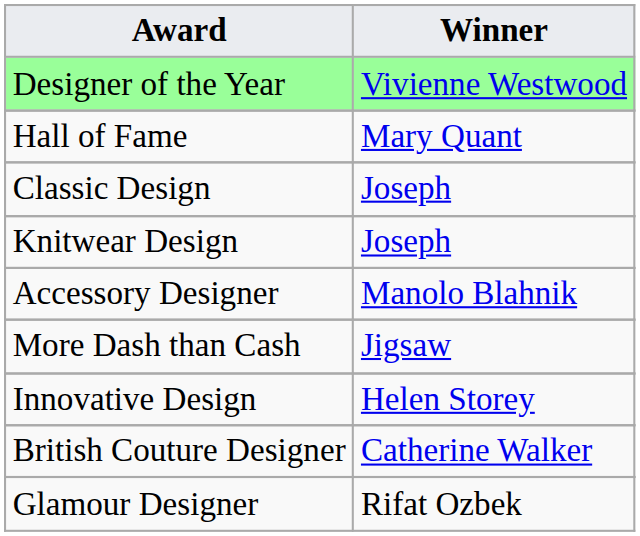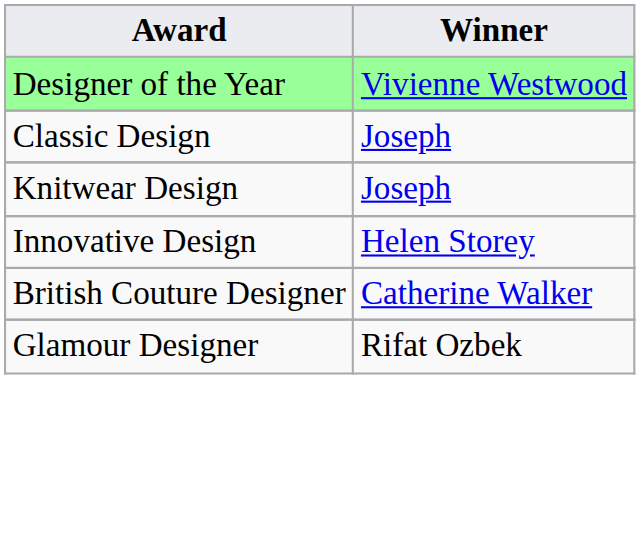- row: (100, 135)
- row: (146, 293)
- row: (157, 345)
